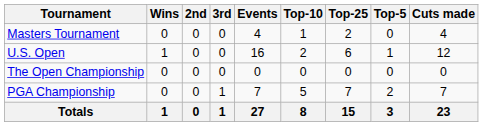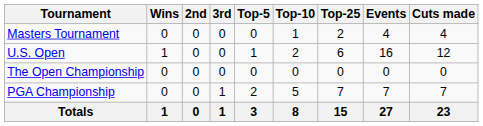columns swapped: (390, 14) <-> (258, 14)
